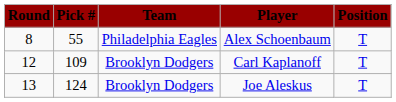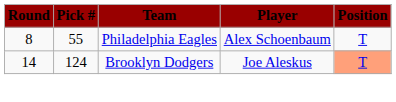- row: (277, 62)
(29, 85) 13 -> (29, 62) 14
(363, 85) no background -> (363, 62) lightsalmon background
